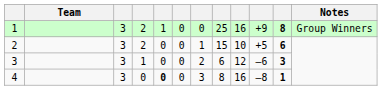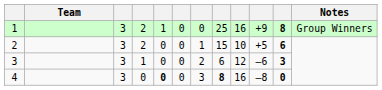(222, 77) normal -> (222, 77) bold
(283, 77) 1 -> (283, 77) 0
